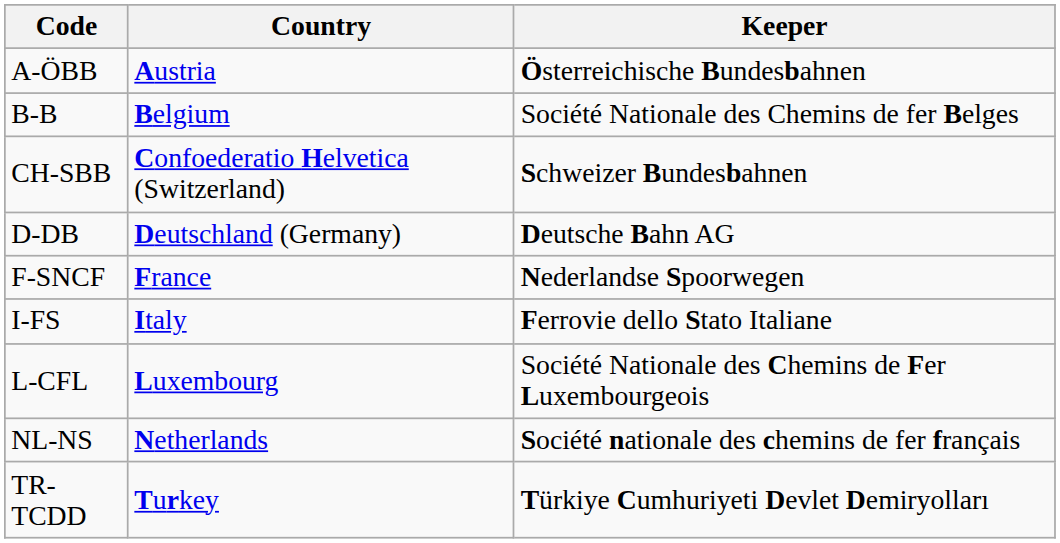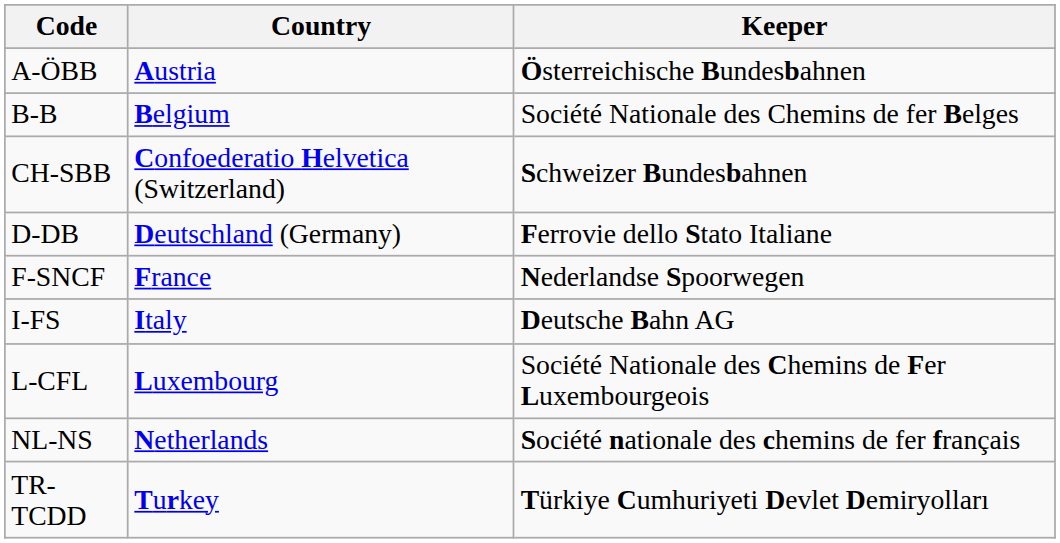(628, 233) Deutsche Bahn AG -> (676, 233) Ferrovie dello Stato Italiane
(676, 320) Ferrovie dello Stato Italiane -> (628, 320) Deutsche Bahn AG
